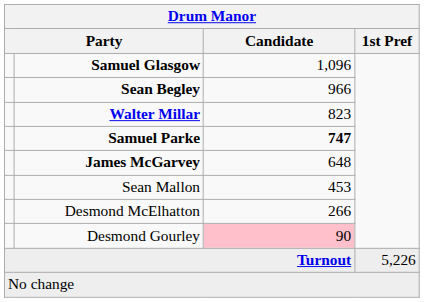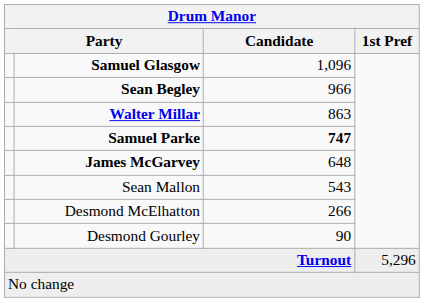(340, 114) 823 -> (340, 114) 863
(340, 187) 453 -> (340, 187) 543
(343, 235) pink background -> (343, 235) no background
(398, 260) 5,226 -> (398, 260) 5,296
